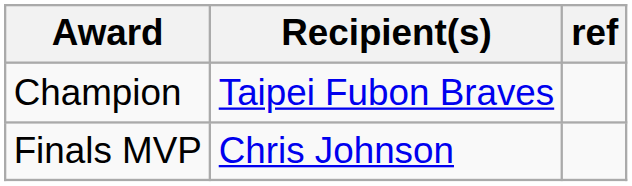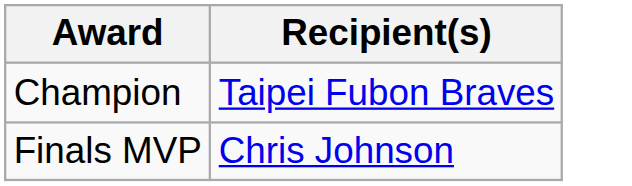- column: (595, 33)
